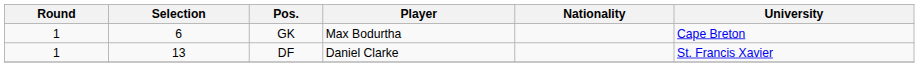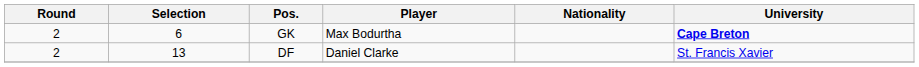(56, 33) 1 -> (56, 33) 2
(711, 33) normal -> (713, 33) bold
(56, 53) 1 -> (56, 53) 2
